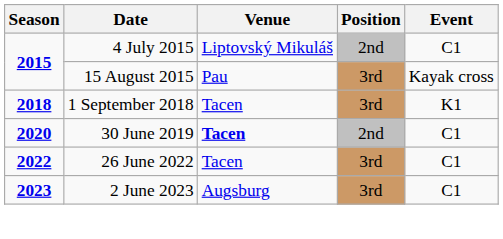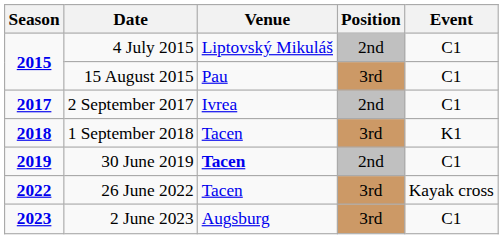(451, 76) Kayak cross -> (451, 76) C1
+ row: (131, 104)
(34, 133) 2020 -> (34, 161) 2019
(451, 161) C1 -> (451, 190) Kayak cross
